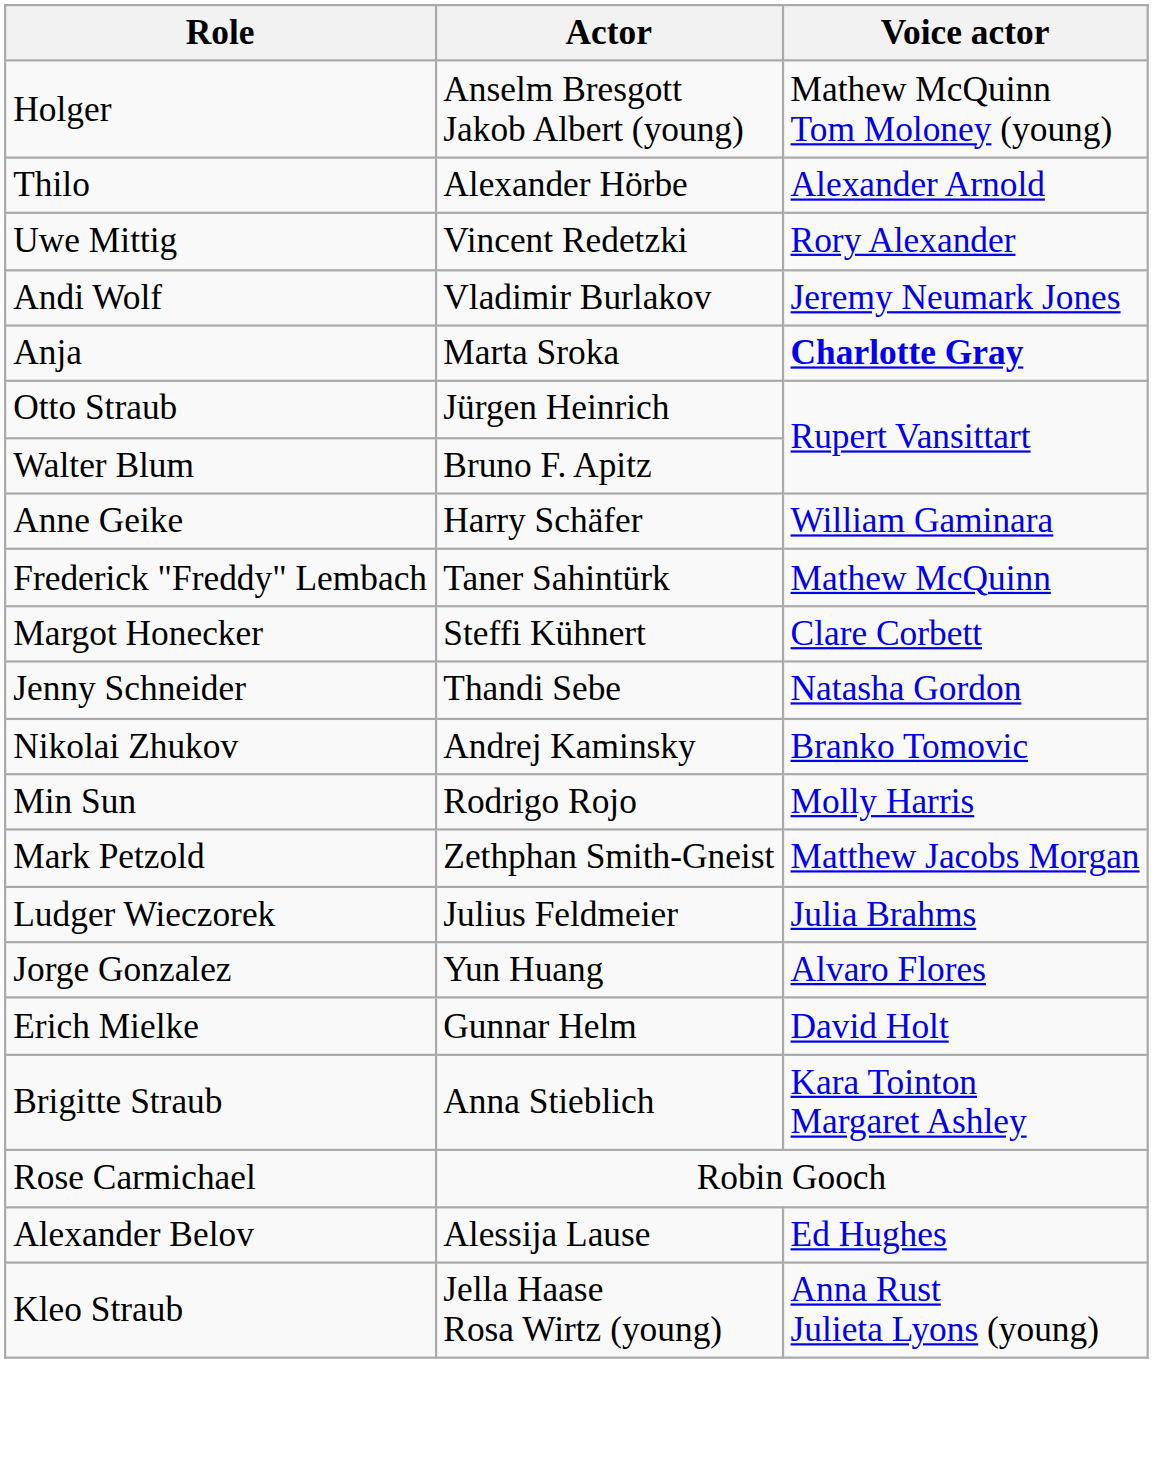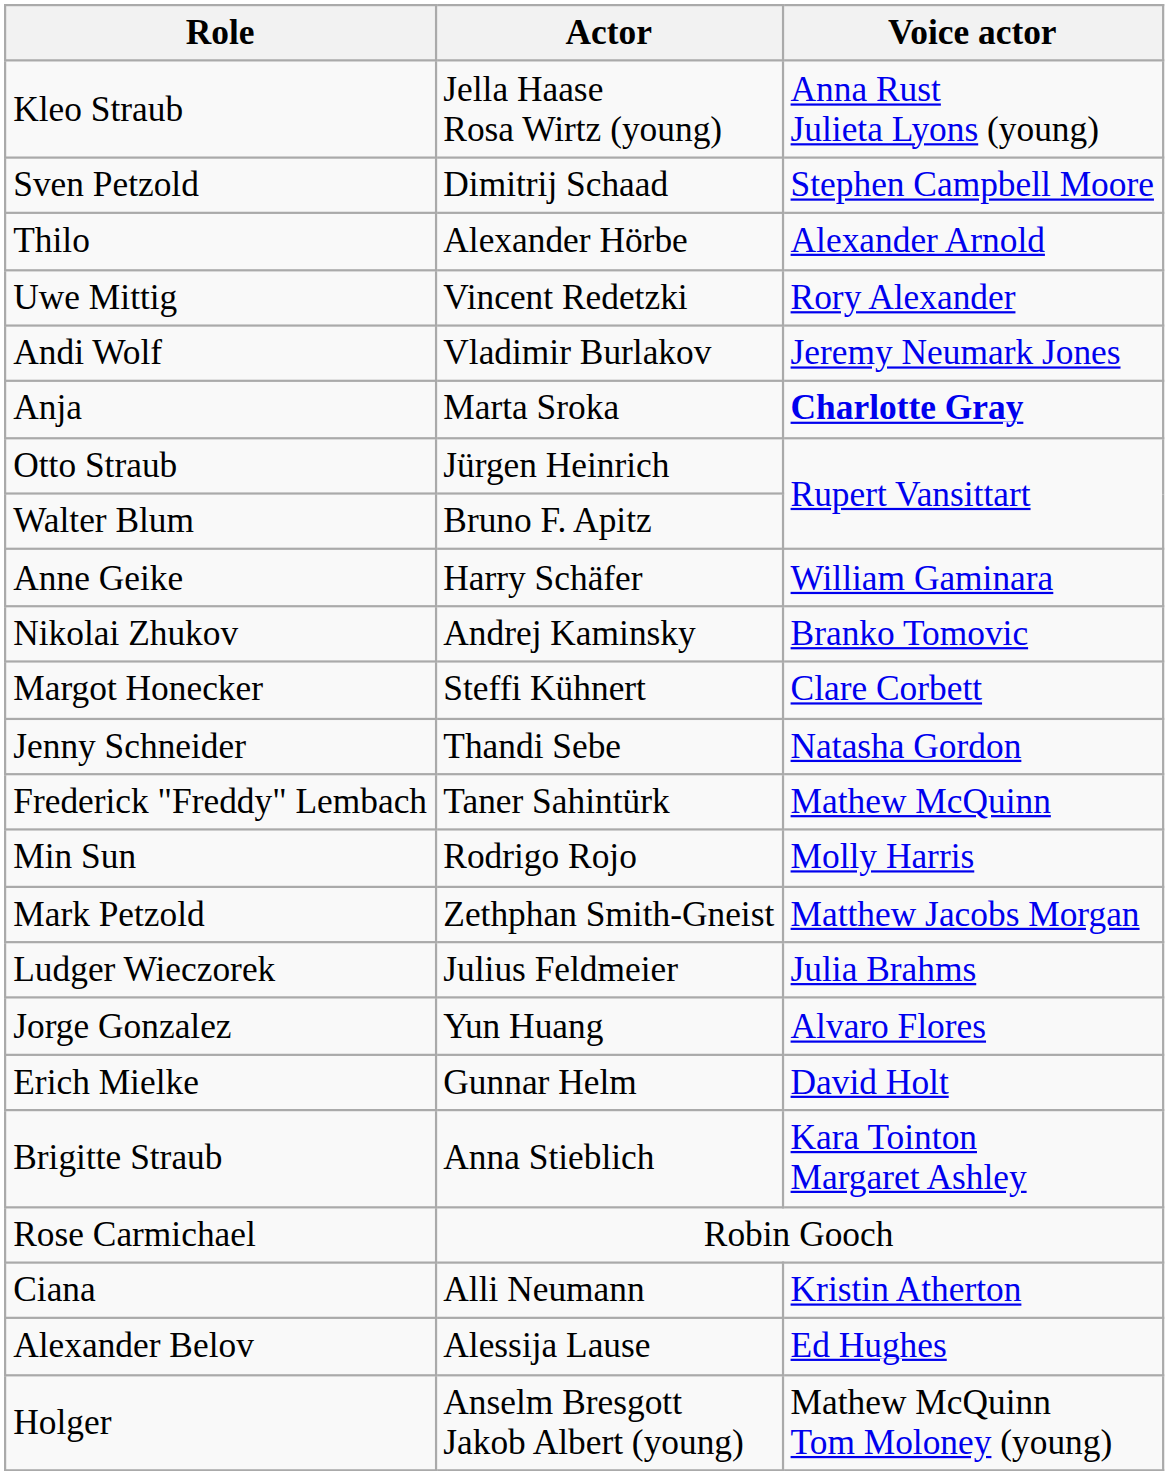rows swapped: (98, 1309) <-> (62, 108)
+ row: (106, 184)
rows swapped: (126, 745) <-> (220, 577)
+ row: (55, 1289)
